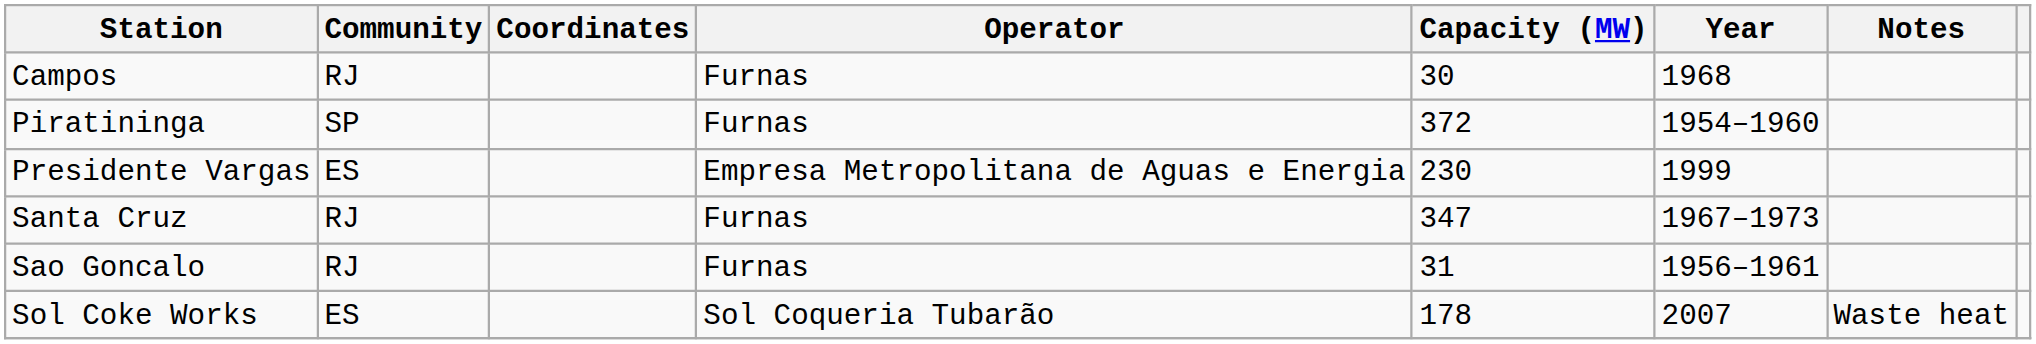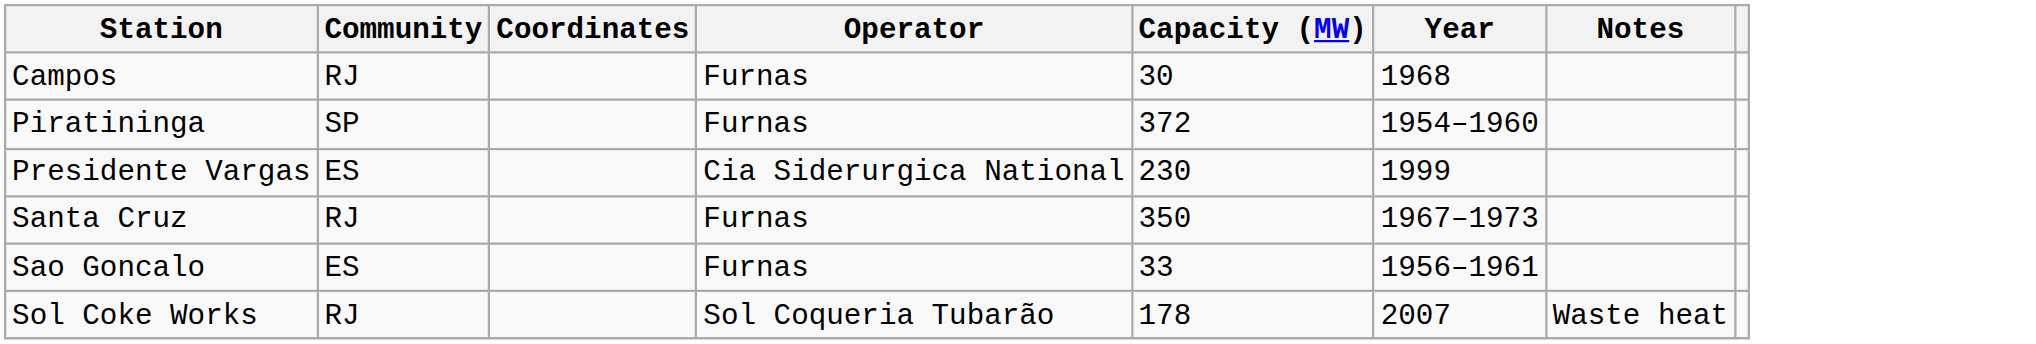(1054, 172) Empresa Metropolitana de Aguas e Energia -> (914, 172) Cia Siderurgica National
(1446, 220) 347 -> (1165, 220) 350
(342, 267) RJ -> (342, 267) ES
(1437, 267) 31 -> (1156, 267) 33
(342, 315) ES -> (342, 315) RJ
